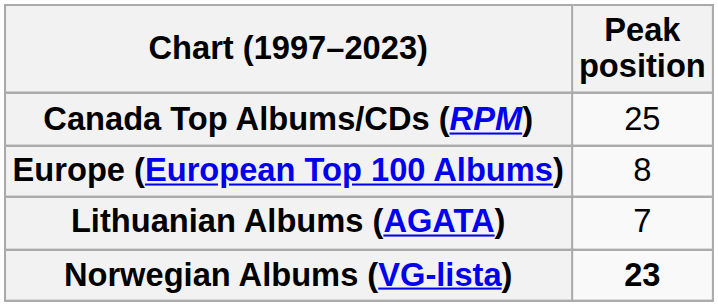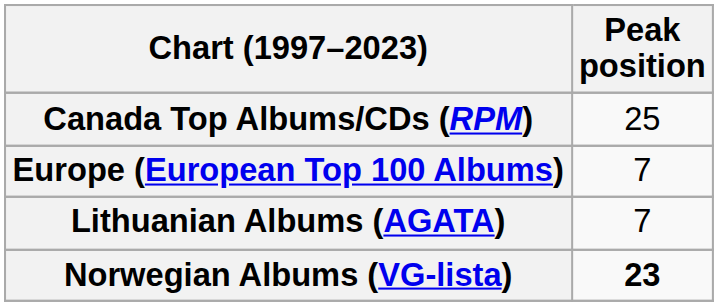(642, 170) 8 -> (642, 170) 7
